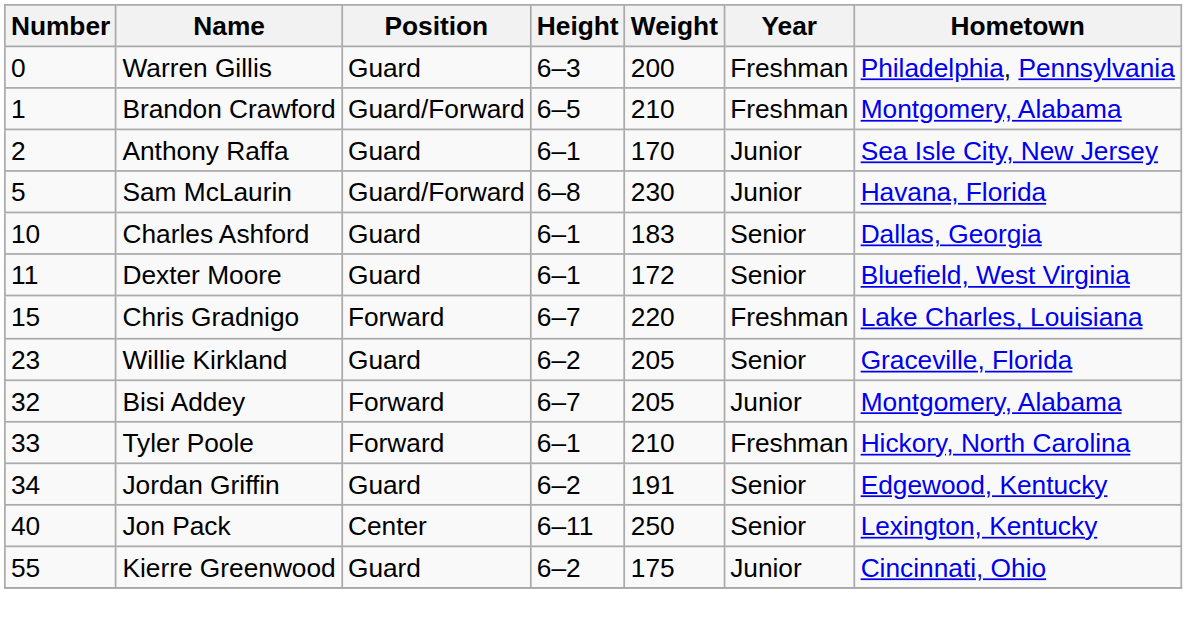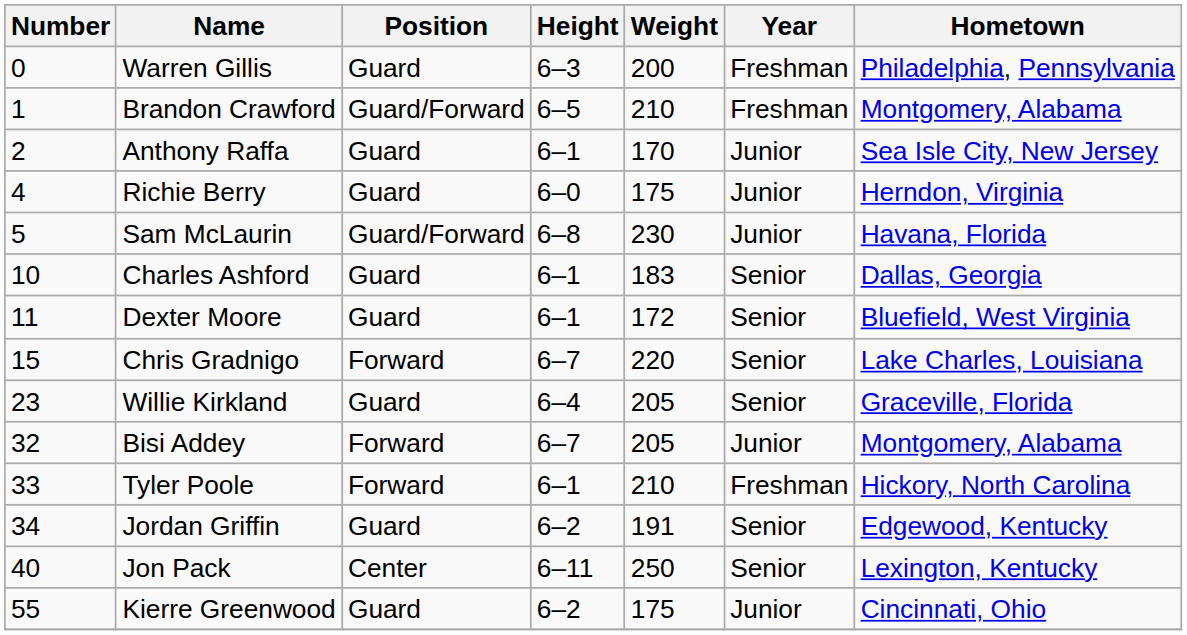+ row: (194, 192)
(789, 317) Freshman -> (768, 359) Senior
(559, 359) 6–2 -> (559, 401) 6–4
